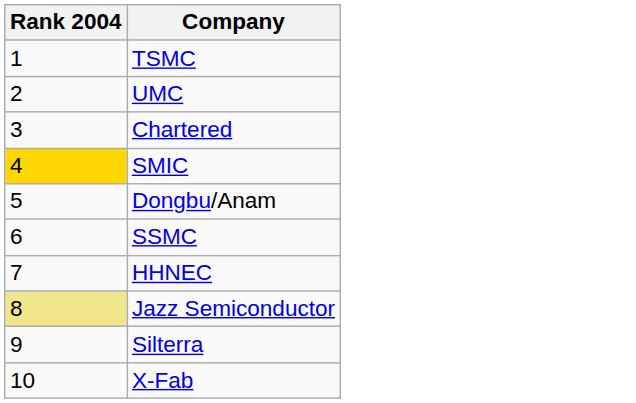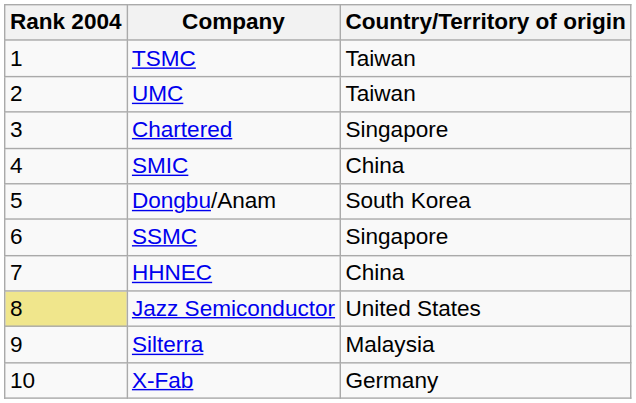+ column: (486, 22)
(16, 165) gold background -> (16, 165) no background
